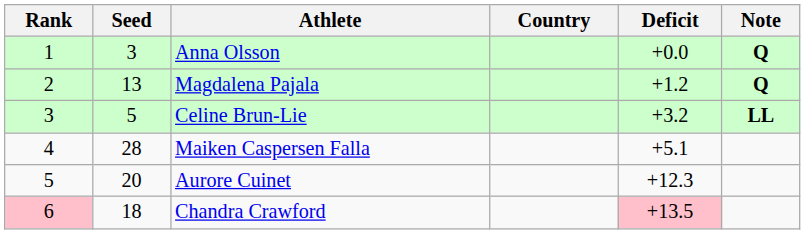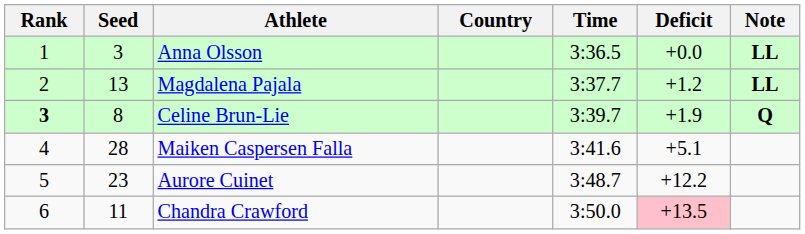+ column: (595, 20)
(761, 52) Q -> (765, 52) LL
(761, 84) Q -> (765, 84) LL
(49, 116) normal -> (44, 116) bold
(132, 116) 5 -> (118, 116) 8
(670, 116) +3.2 -> (684, 116) +1.9
(761, 116) LL -> (765, 116) Q
(132, 180) 20 -> (118, 180) 23
(670, 180) +12.3 -> (684, 180) +12.2
(49, 212) pink background -> (44, 212) no background
(132, 212) 18 -> (118, 212) 11
